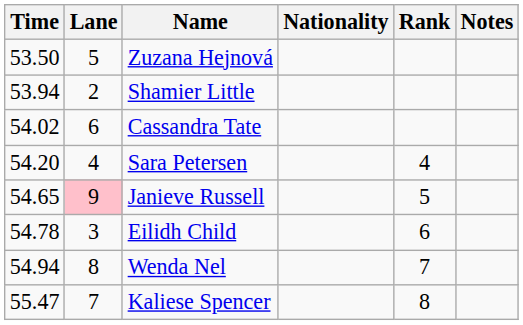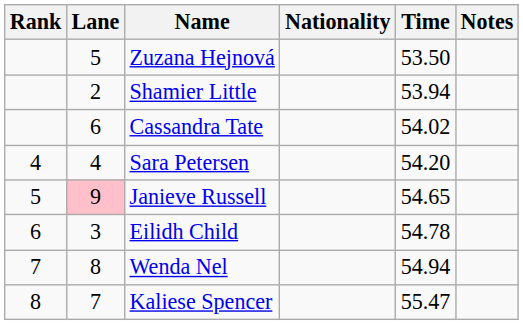columns swapped: (425, 22) <-> (35, 22)
